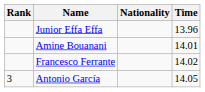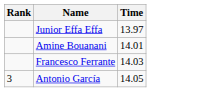- column: (145, 12)
(186, 29) 13.96 -> (132, 29) 13.97
(186, 62) 14.02 -> (132, 62) 14.03
